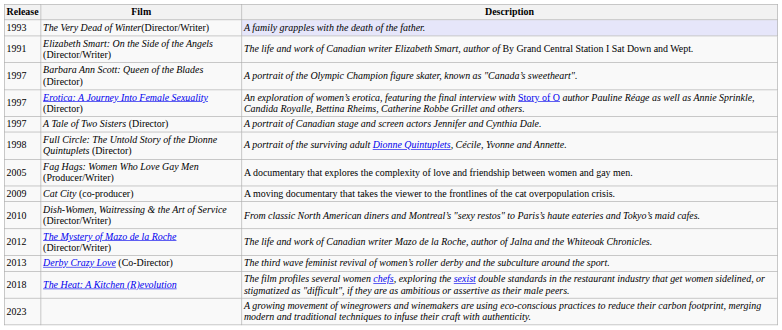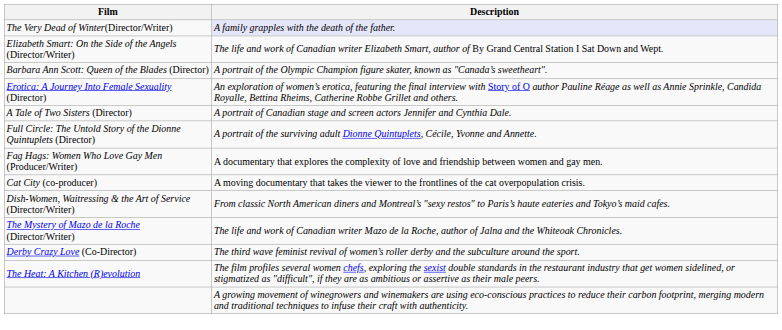- column: (23, 12)
